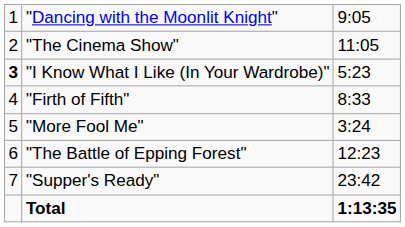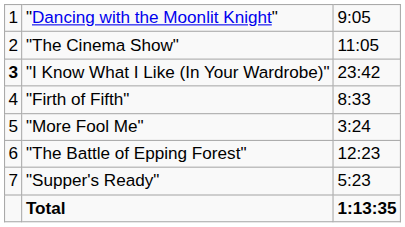(354, 72) 5:23 -> (359, 72) 23:42
(359, 180) 23:42 -> (354, 180) 5:23
